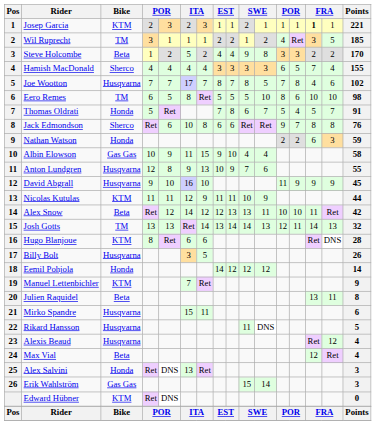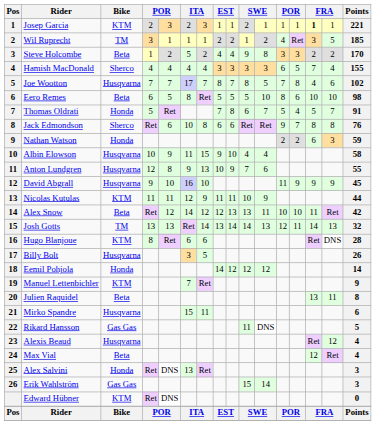(122, 97) TM -> (122, 97) Beta
(122, 154) Gas Gas -> (122, 154) Husqvarna
(122, 327) Husqvarna -> (122, 327) Gas Gas
